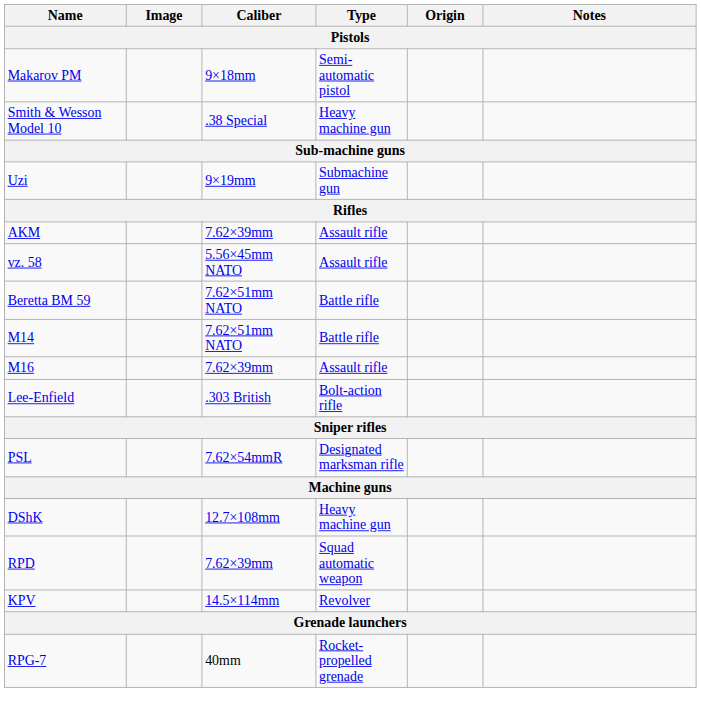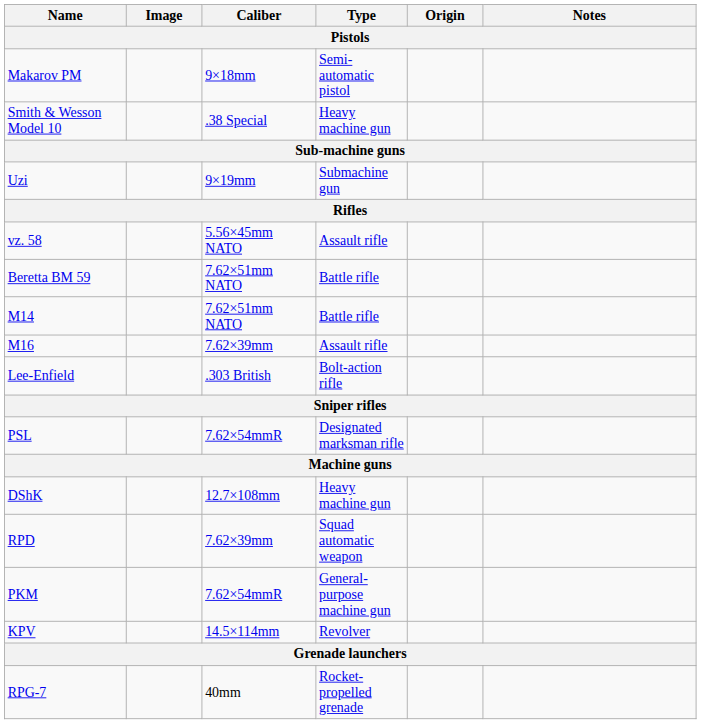- row: (24, 232)
+ row: (23, 594)
